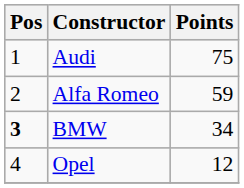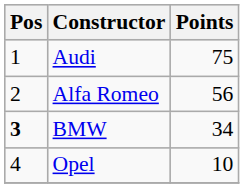(223, 93) 59 -> (223, 93) 56
(223, 164) 12 -> (223, 164) 10
